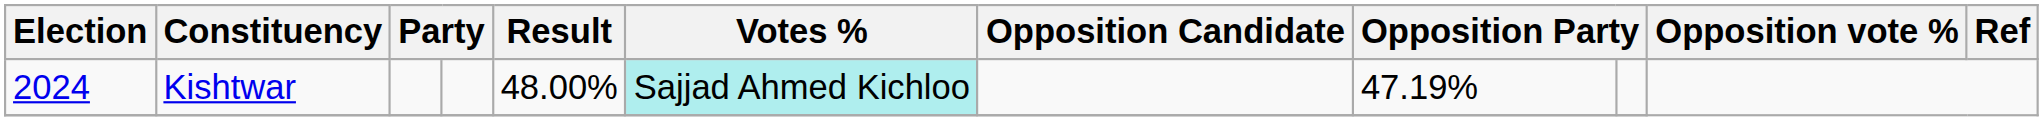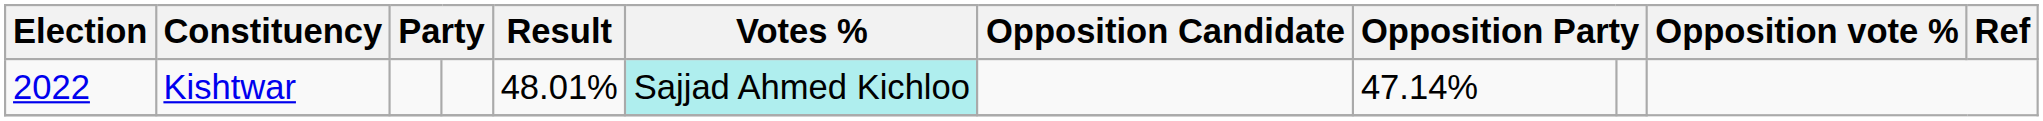(51, 86) 2024 -> (51, 86) 2022
(559, 86) 48.00% -> (559, 86) 48.01%
(1419, 86) 47.19% -> (1419, 86) 47.14%
